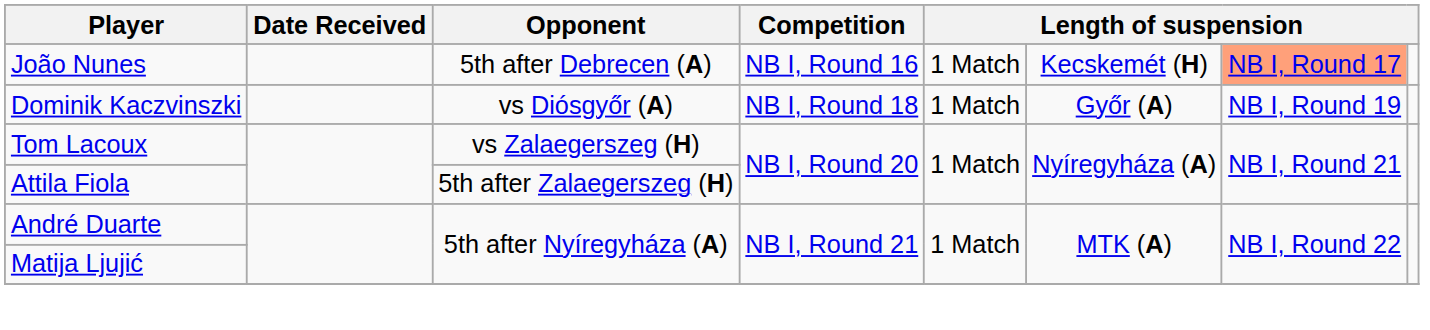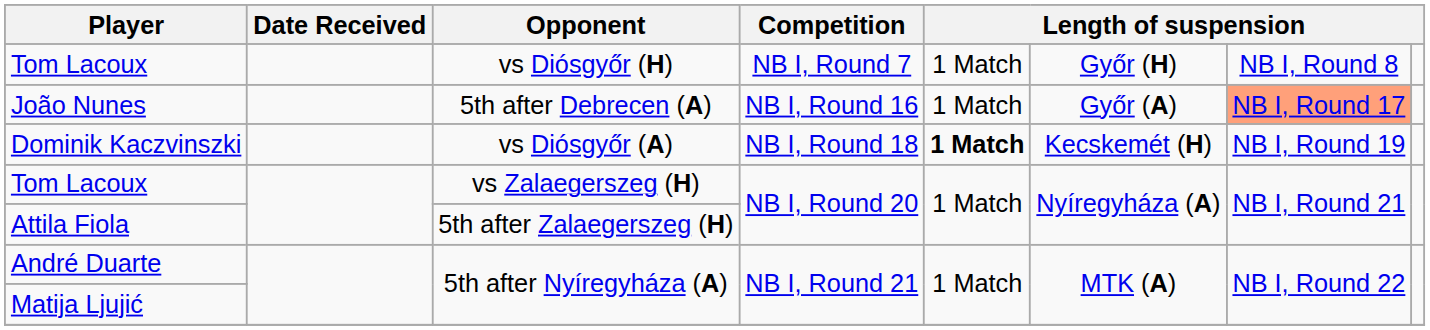+ row: (79, 64)
(1124, 64) Kecskemét (H) -> (1128, 104) Győr (A)
(975, 104) normal -> (977, 144) bold
(1124, 104) Győr (A) -> (1128, 144) Kecskemét (H)
